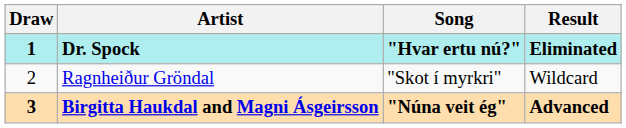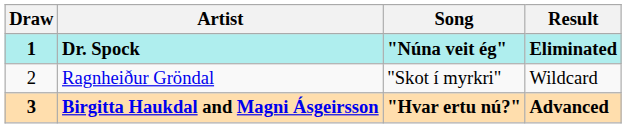(454, 48) "Hvar ertu nú?" -> (447, 48) "Núna veit ég"
(447, 107) "Núna veit ég" -> (454, 107) "Hvar ertu nú?"
